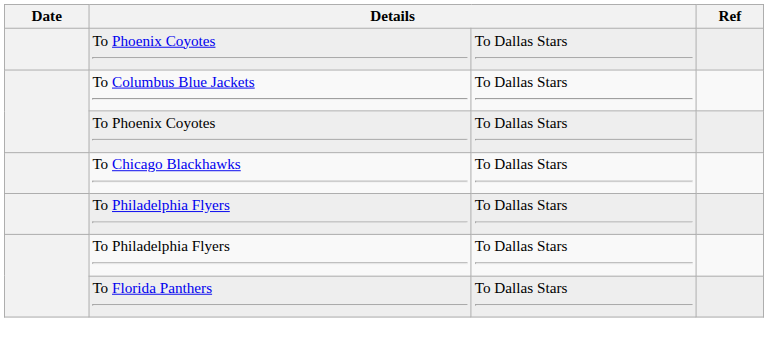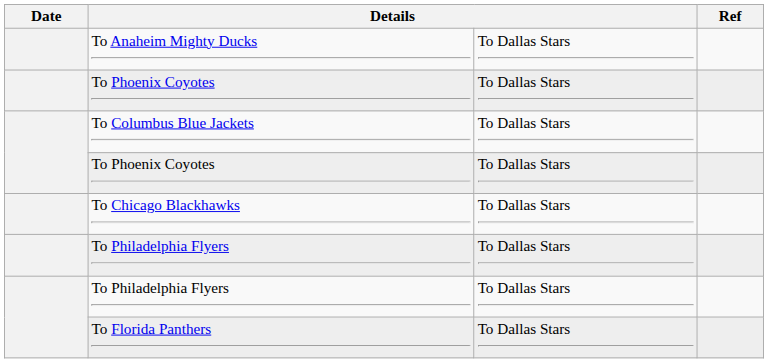+ row: (46, 49)
